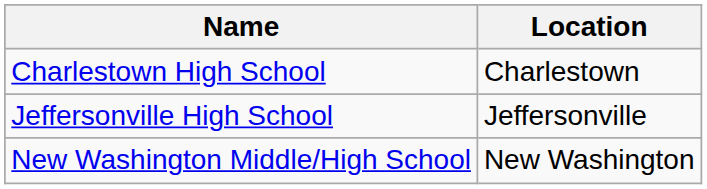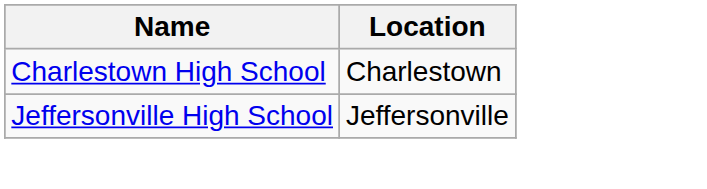- row: (241, 159)
